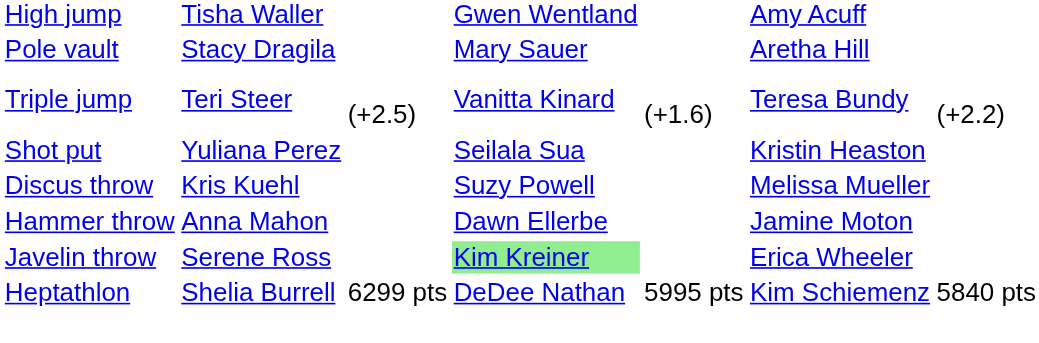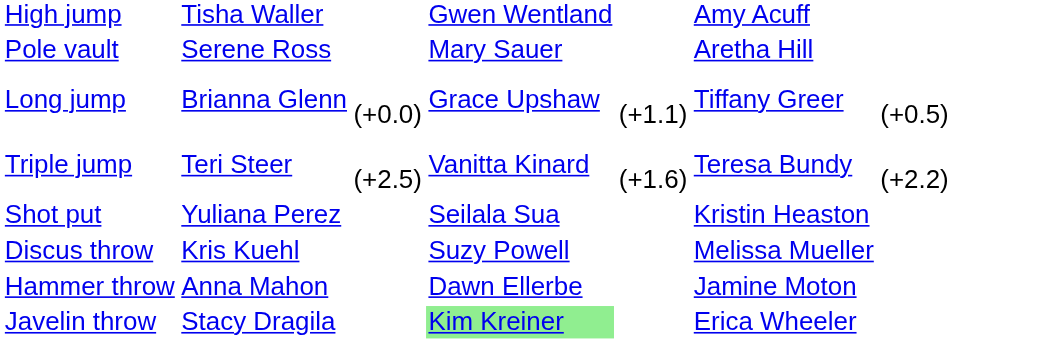(258, 49) Stacy Dragila -> (256, 49) Serene Ross
+ row: (65, 99)
(256, 257) Serene Ross -> (258, 321) Stacy Dragila
- row: (68, 292)
